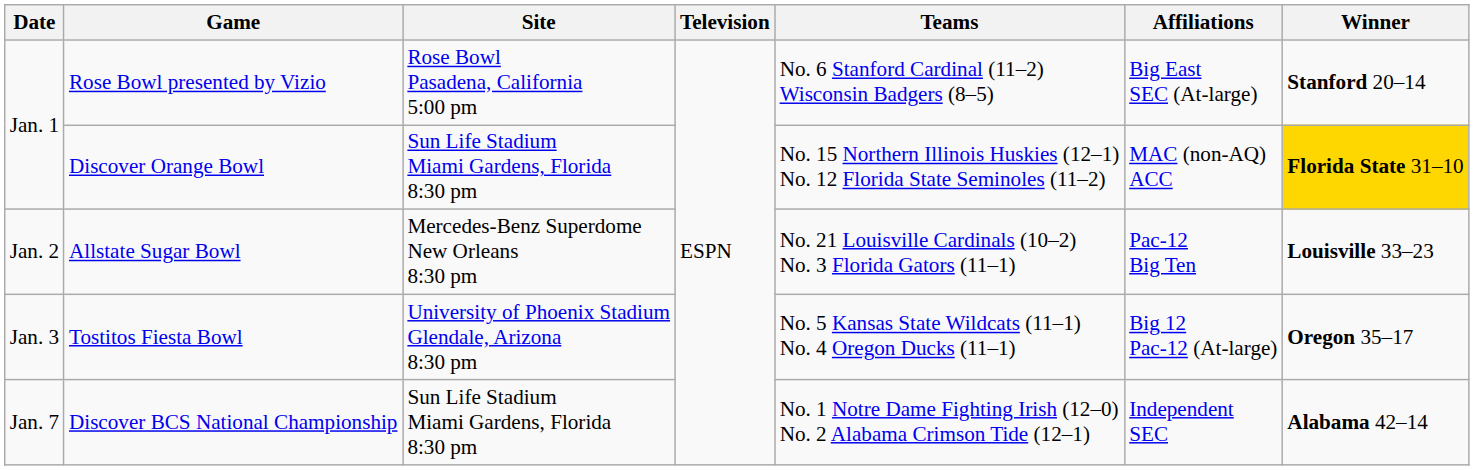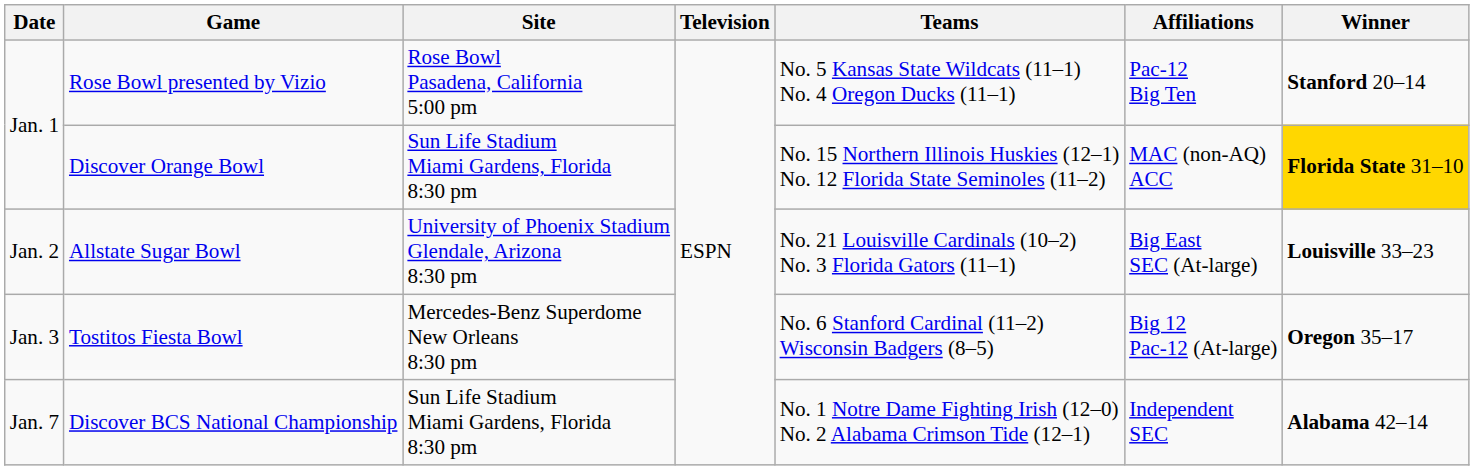(912, 82) No. 6 Stanford Cardinal (11–2) Wisconsin Badgers (8–5) -> (930, 82) No. 5 Kansas State Wildcats (11–1) No. 4 Oregon Ducks (11–1)
(1193, 82) Big East SEC (At-large) -> (1163, 82) Pac-12 Big Ten
(525, 252) Mercedes-Benz Superdome New Orleans 8:30 pm -> (539, 252) University of Phoenix Stadium Glendale, Arizona 8:30 pm
(1163, 252) Pac-12 Big Ten -> (1193, 252) Big East SEC (At-large)
(539, 336) University of Phoenix Stadium Glendale, Arizona 8:30 pm -> (525, 336) Mercedes-Benz Superdome New Orleans 8:30 pm
(930, 336) No. 5 Kansas State Wildcats (11–1) No. 4 Oregon Ducks (11–1) -> (912, 336) No. 6 Stanford Cardinal (11–2) Wisconsin Badgers (8–5)
